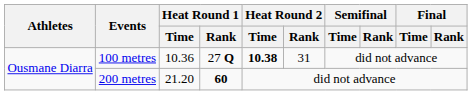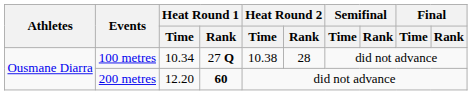(179, 58) 10.36 -> (179, 58) 10.34
(263, 58) bold -> (263, 58) normal
(304, 58) 31 -> (304, 58) 28
(179, 79) 21.20 -> (179, 79) 12.20
